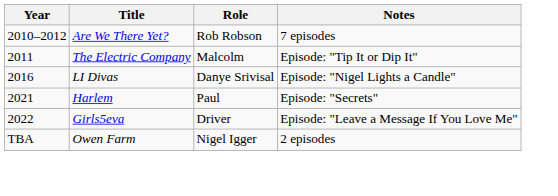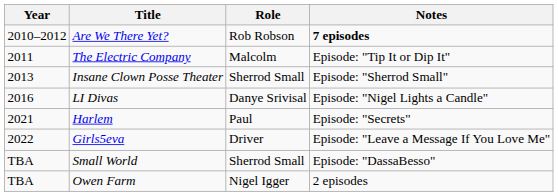(308, 35) normal -> (341, 35) bold
+ row: (148, 77)
+ row: (105, 160)
